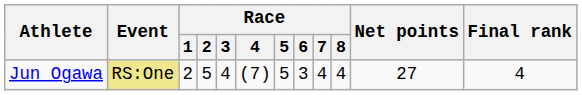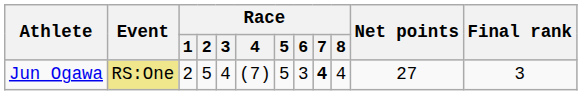(322, 74) normal -> (322, 74) bold
(520, 74) 4 -> (520, 74) 3
